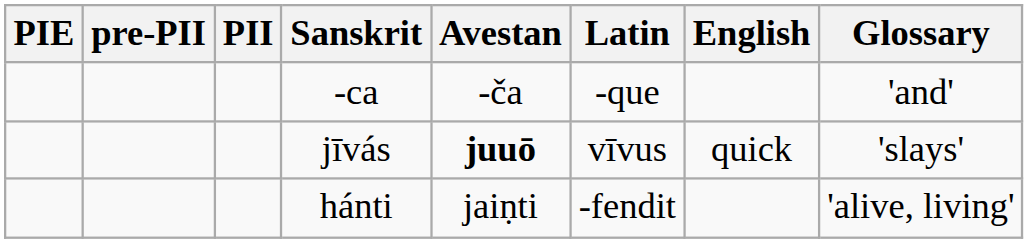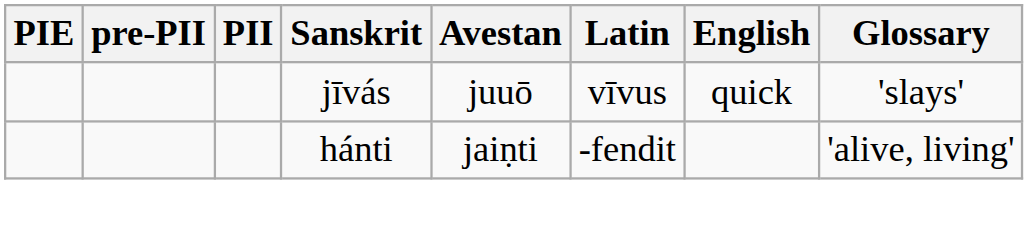- row: (356, 91)
(500, 149) bold -> (500, 91) normal
